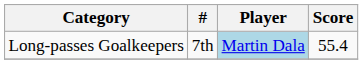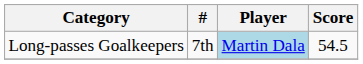(333, 45) 55.4 -> (333, 45) 54.5
